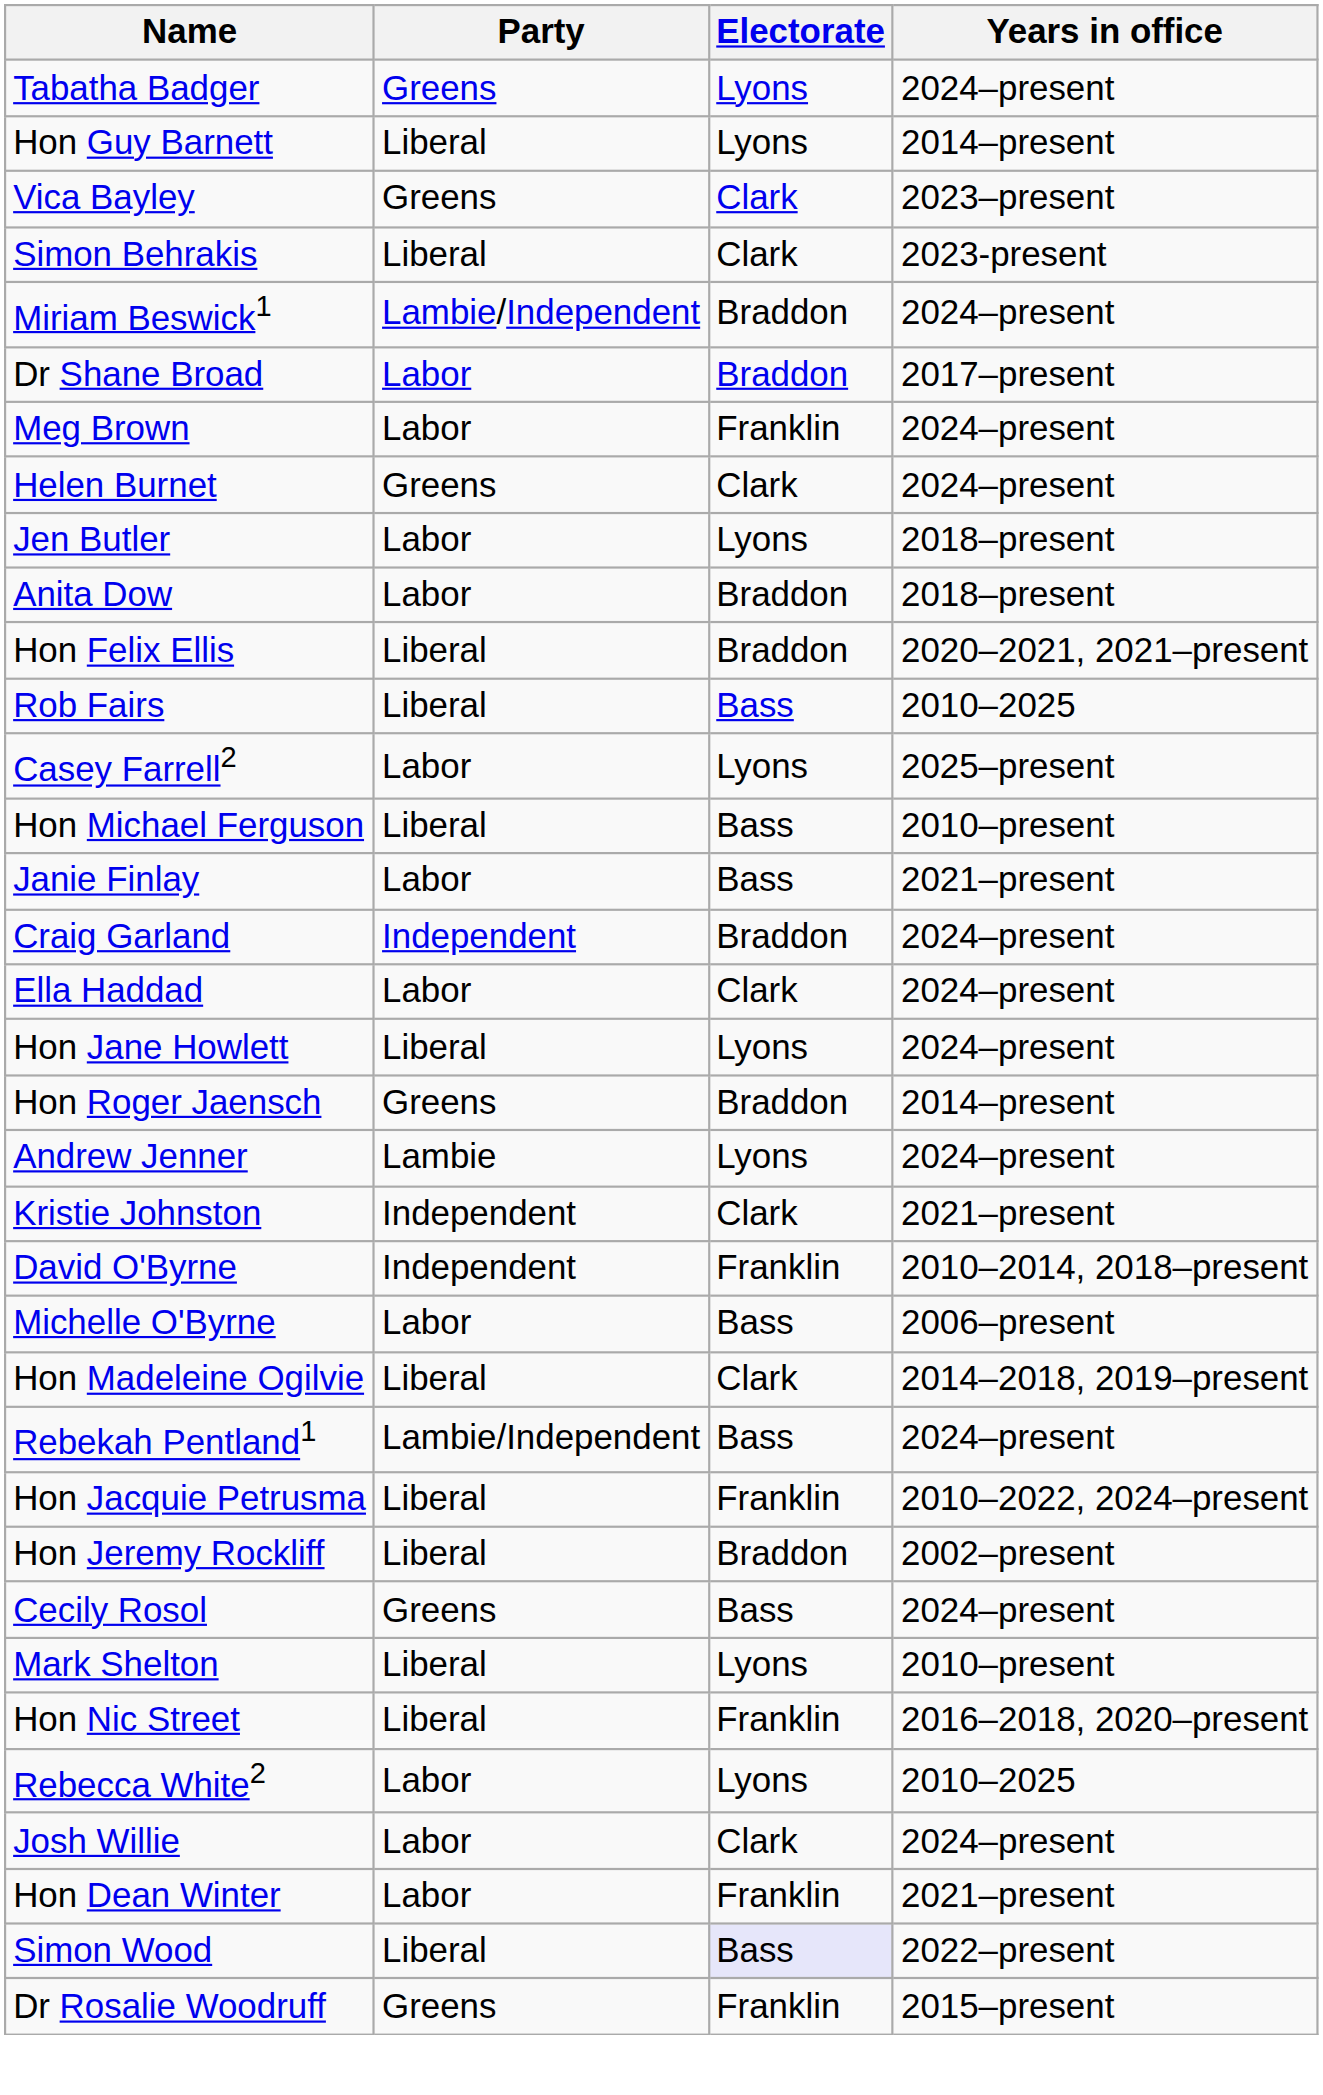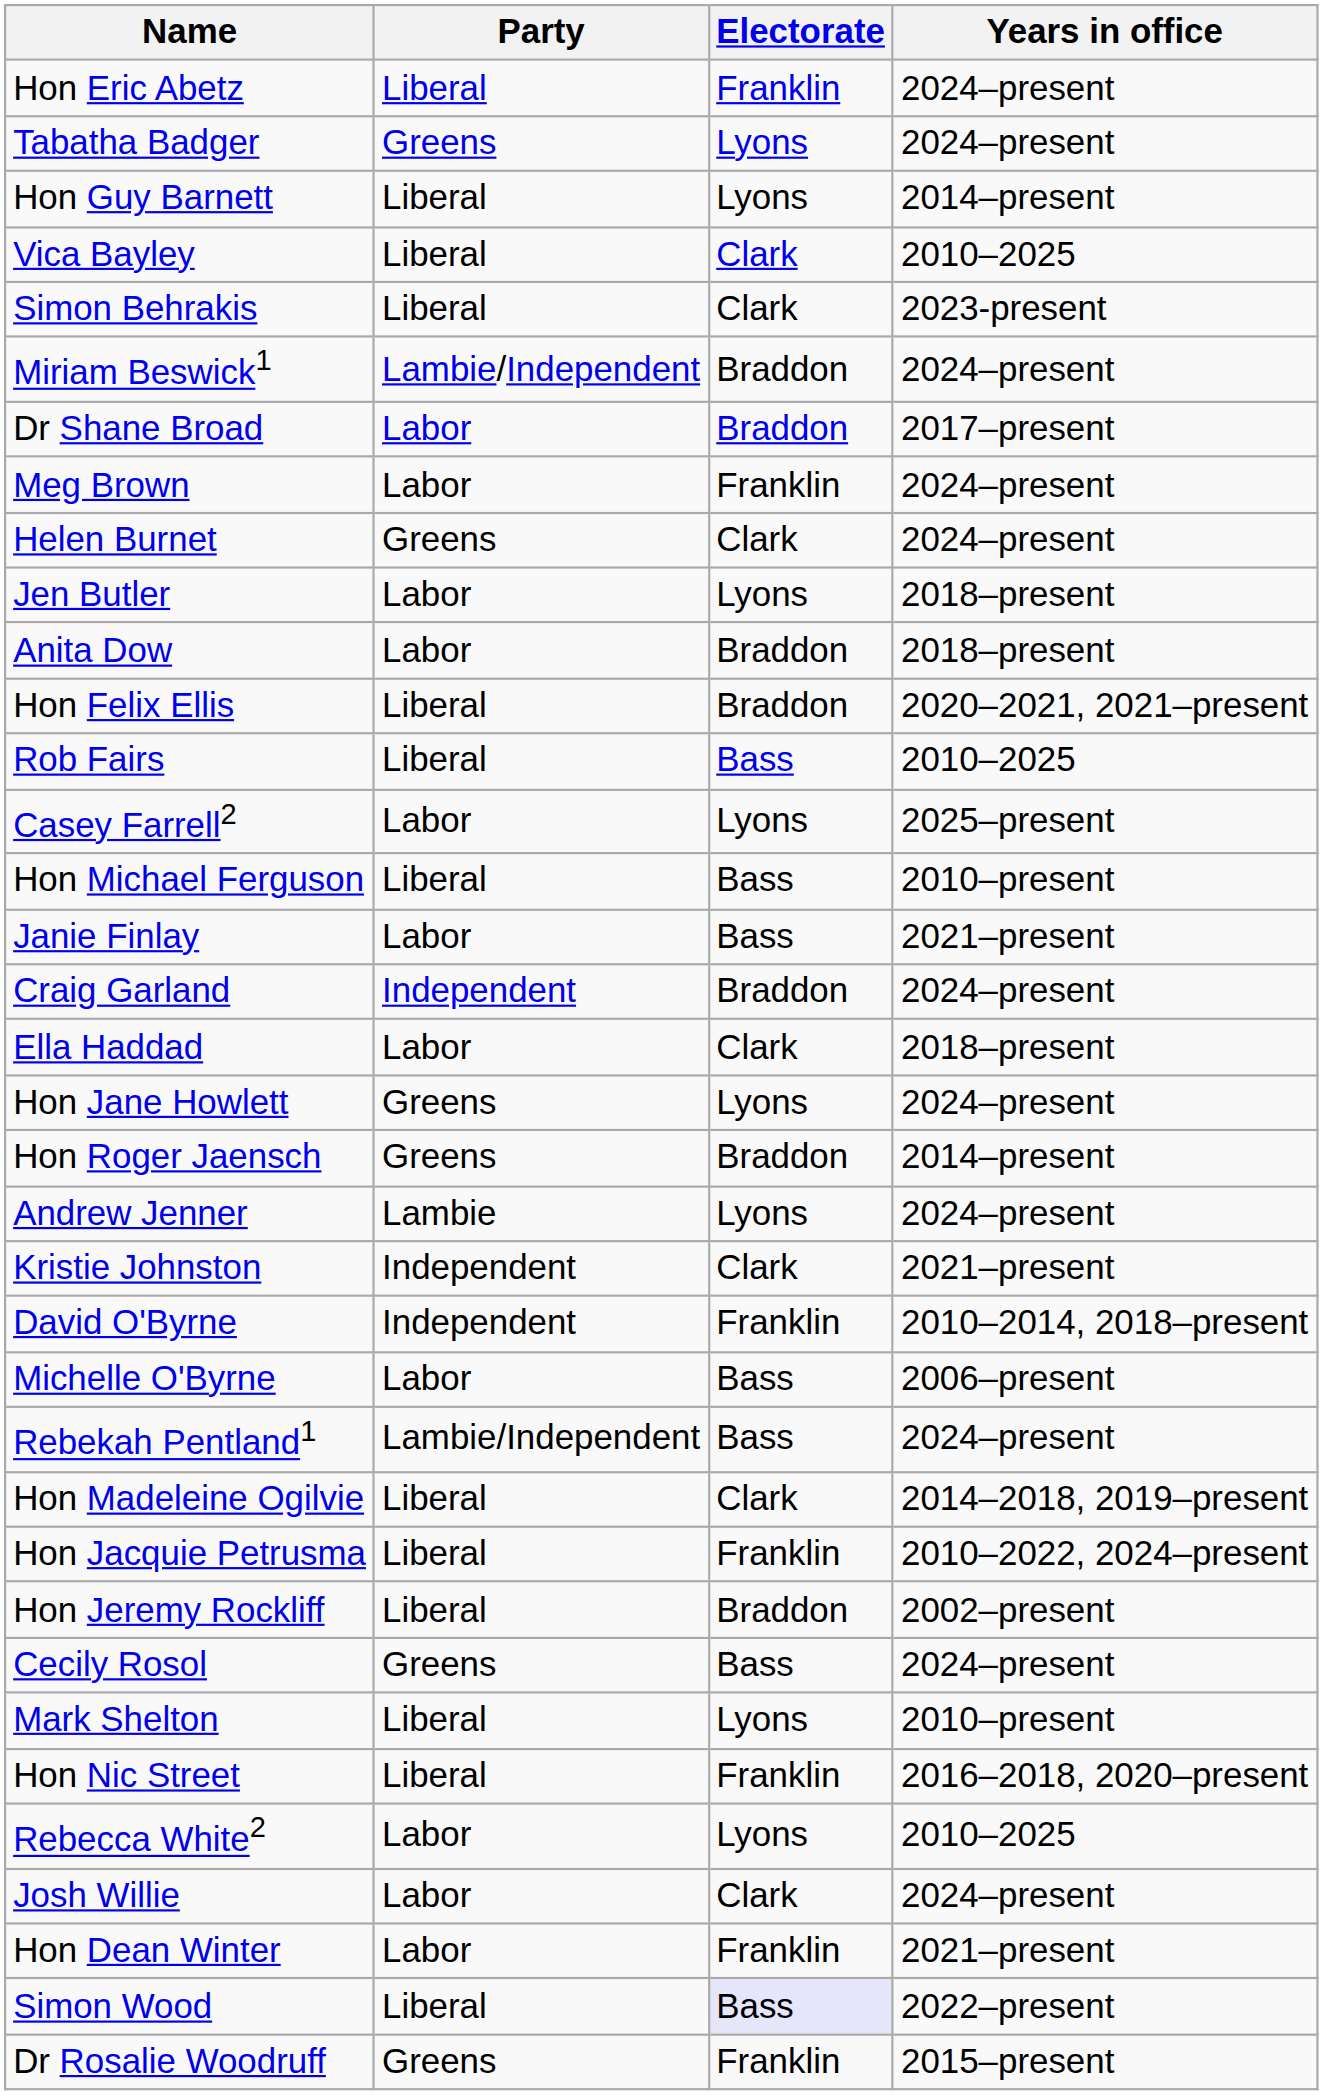+ row: (128, 87)
(439, 198) Greens -> (434, 253) Liberal
(1008, 198) 2023–present -> (988, 253) 2010–2025
(1008, 991) 2024–present -> (1008, 1046) 2018–present
(434, 1046) Liberal -> (439, 1102) Greens
rows swapped: (189, 1378) <-> (165, 1438)
